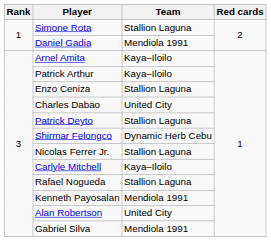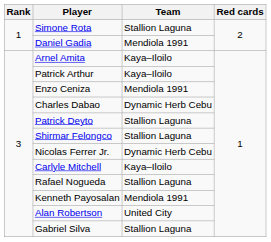(158, 89) Stallion Laguna -> (156, 89) Mendiola 1991
(148, 105) United City -> (168, 105) Dynamic Herb Cebu
(168, 136) Dynamic Herb Cebu -> (158, 136) Stallion Laguna
(158, 151) Stallion Laguna -> (168, 151) Dynamic Herb Cebu
(156, 228) Mendiola 1991 -> (158, 228) Stallion Laguna
